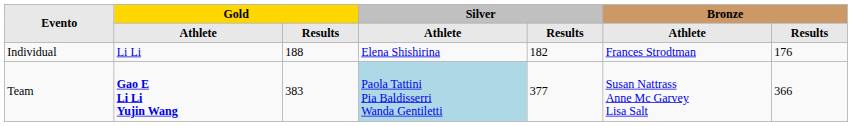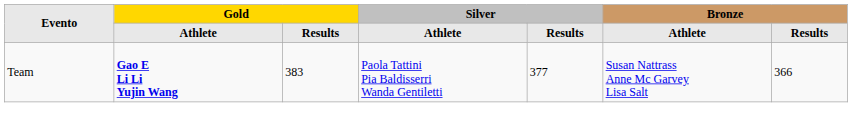- row: (32, 52)
(402, 98) lightblue background -> (402, 79) no background
